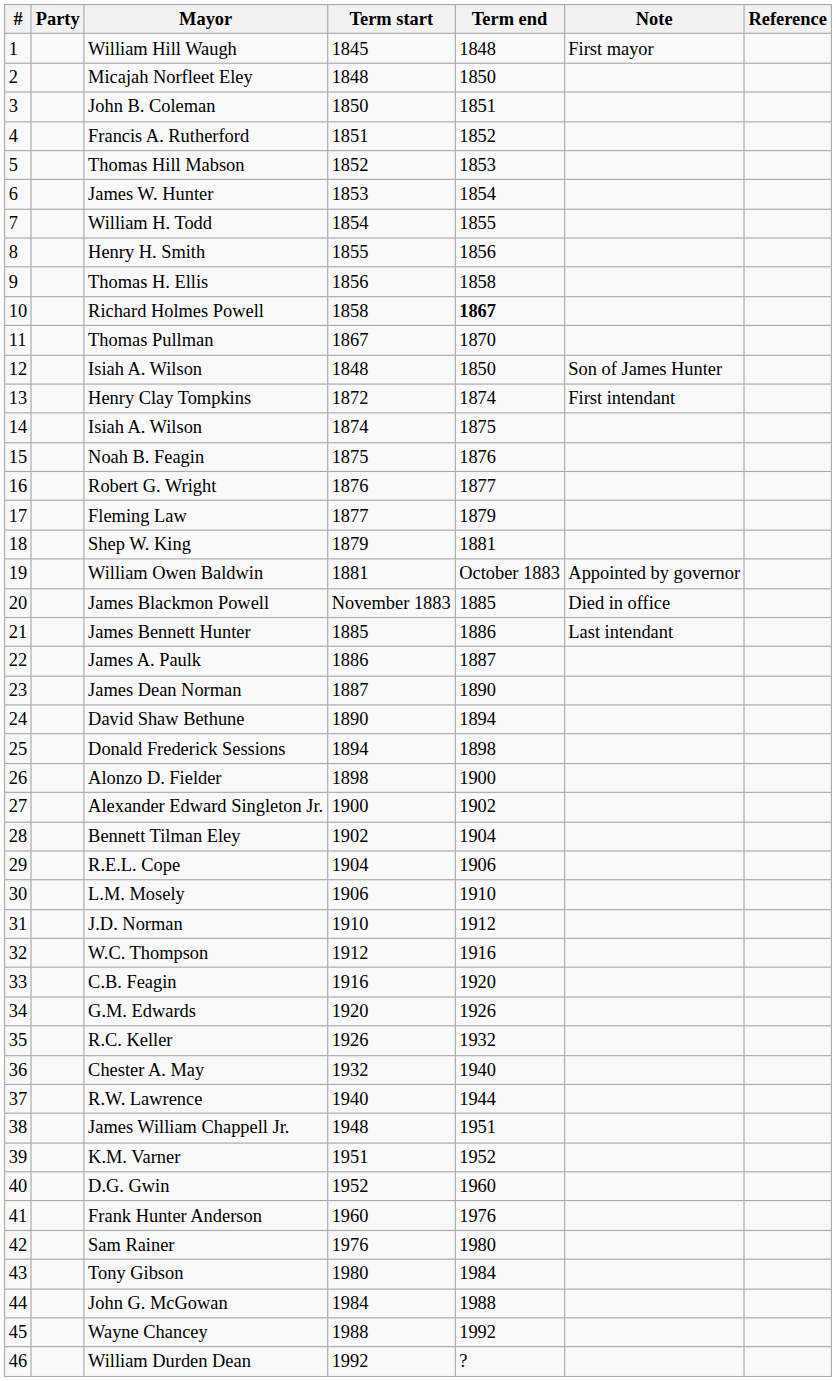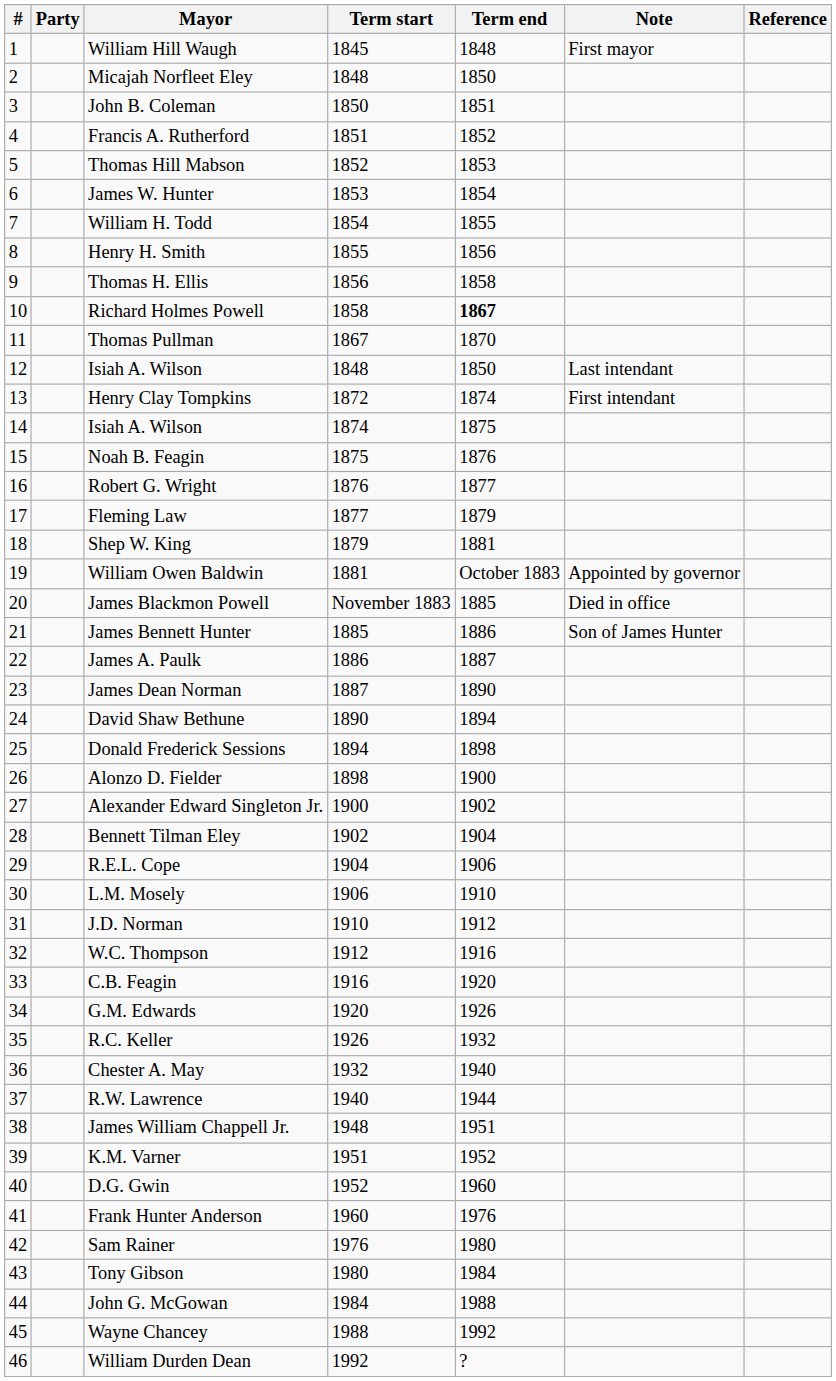(645, 369) Son of James Hunter -> (621, 369) Last intendant
(621, 631) Last intendant -> (645, 631) Son of James Hunter
